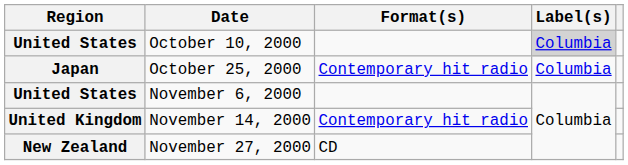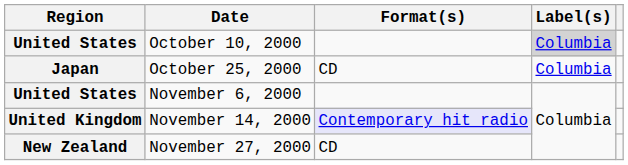(423, 69) Contemporary hit radio -> (328, 69) CD
(423, 121) no background -> (423, 121) lavender background
